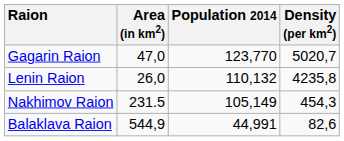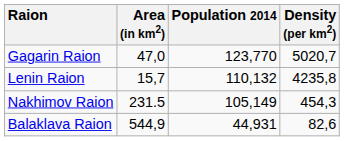(151, 79) 26,0 -> (151, 79) 15,7
(255, 124) 44,991 -> (255, 124) 44,931
